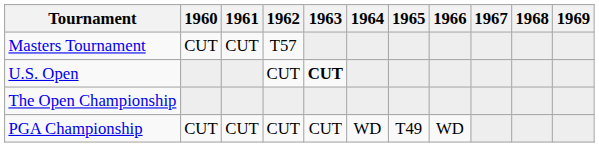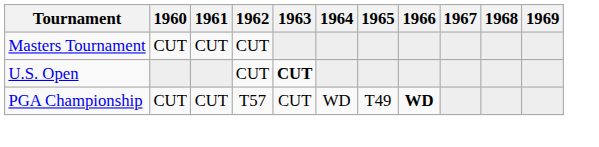(283, 46) T57 -> (253, 46) CUT
- row: (92, 101)
(283, 128) CUT -> (253, 101) T57
(450, 128) normal -> (419, 101) bold
